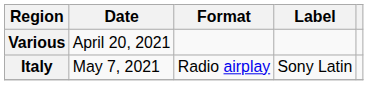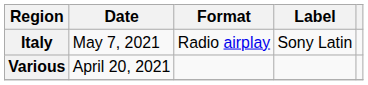rows swapped: (37, 42) <-> (37, 67)
